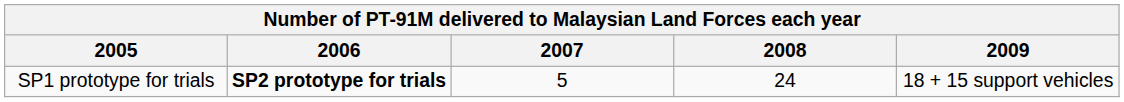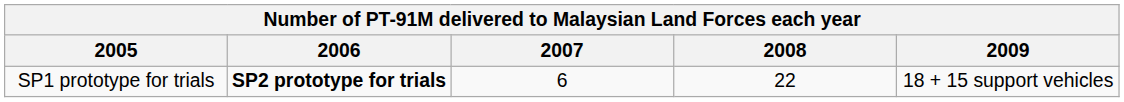(562, 81) 5 -> (562, 81) 6
(785, 81) 24 -> (785, 81) 22
